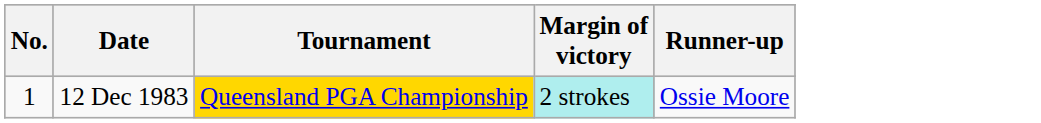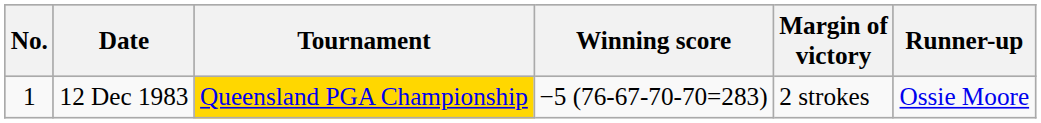+ column: (654, 40)
(585, 96) paleturquoise background -> (824, 96) no background
